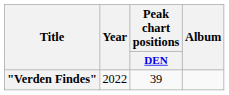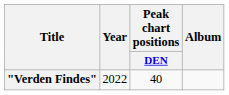(156, 79) 39 -> (156, 79) 40
